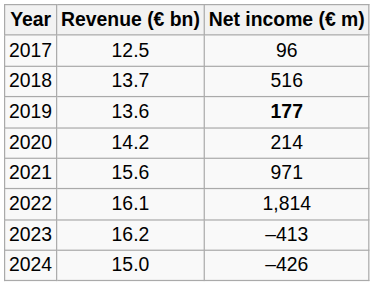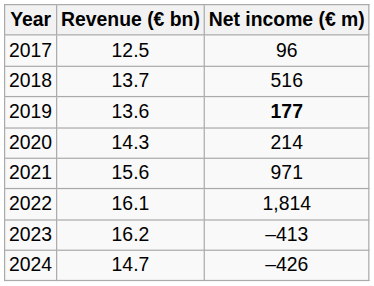(130, 142) 14.2 -> (130, 142) 14.3
(130, 265) 15.0 -> (130, 265) 14.7
